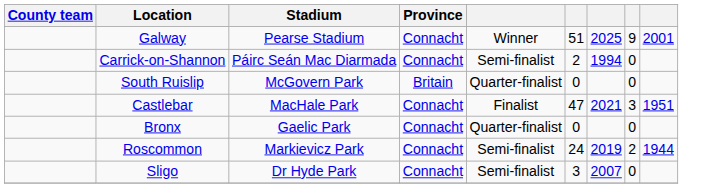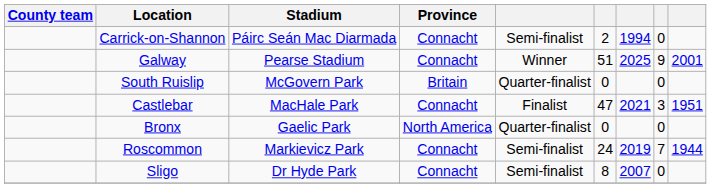rows swapped: (162, 37) <-> (162, 60)
(433, 127) Connacht -> (447, 127) North America
(632, 149) 2 -> (661, 149) 7
(576, 171) 3 -> (605, 171) 8
